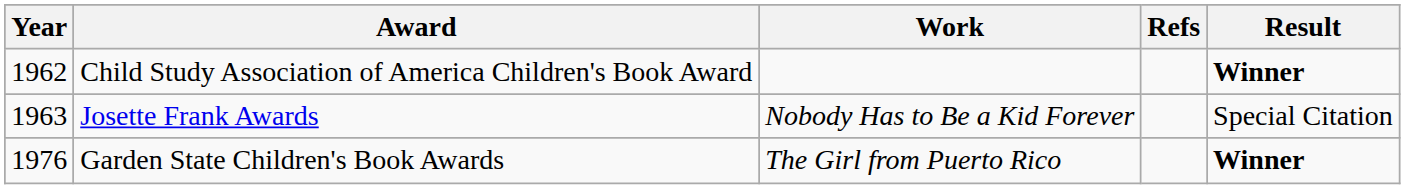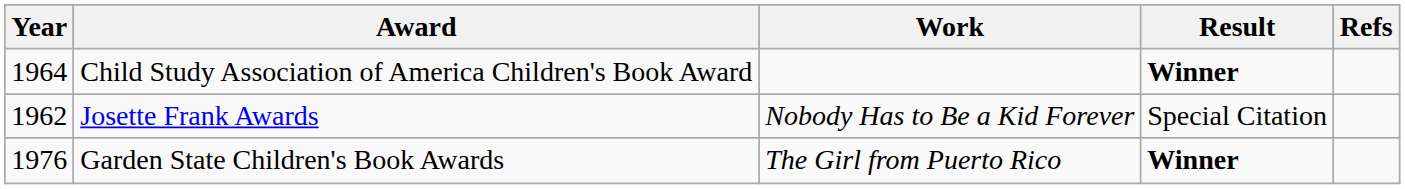columns swapped: (1303, 26) <-> (1174, 26)
(39, 71) 1962 -> (39, 71) 1964
(39, 115) 1963 -> (39, 115) 1962
